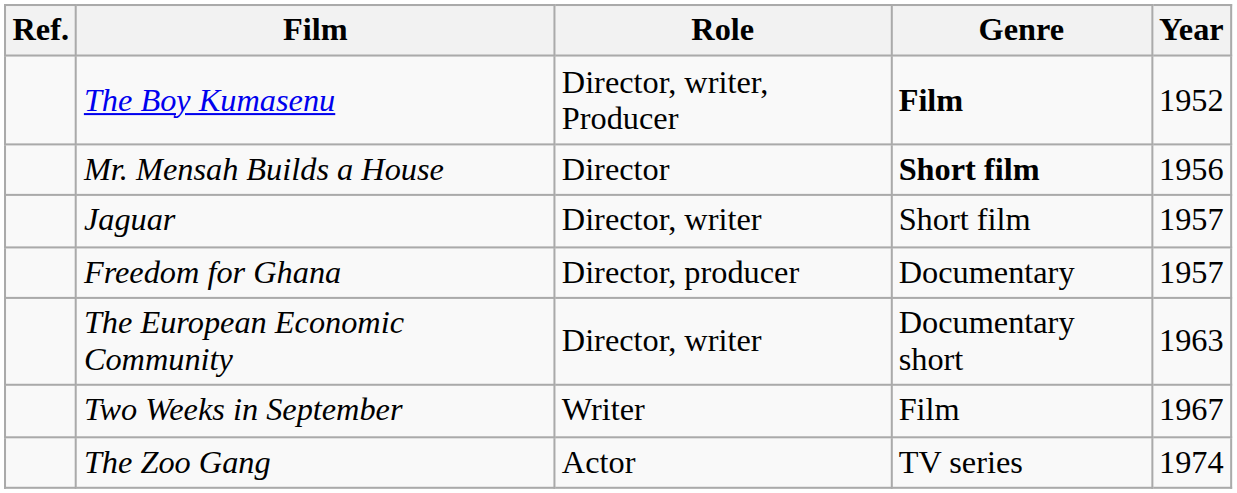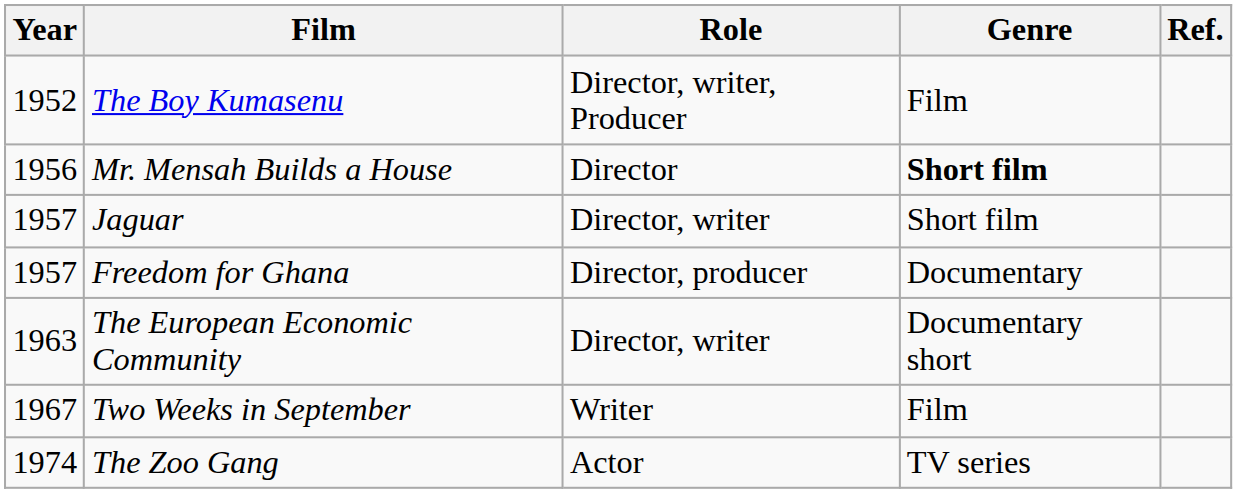columns swapped: (1191, 30) <-> (41, 30)
(931, 99) bold -> (937, 99) normal
